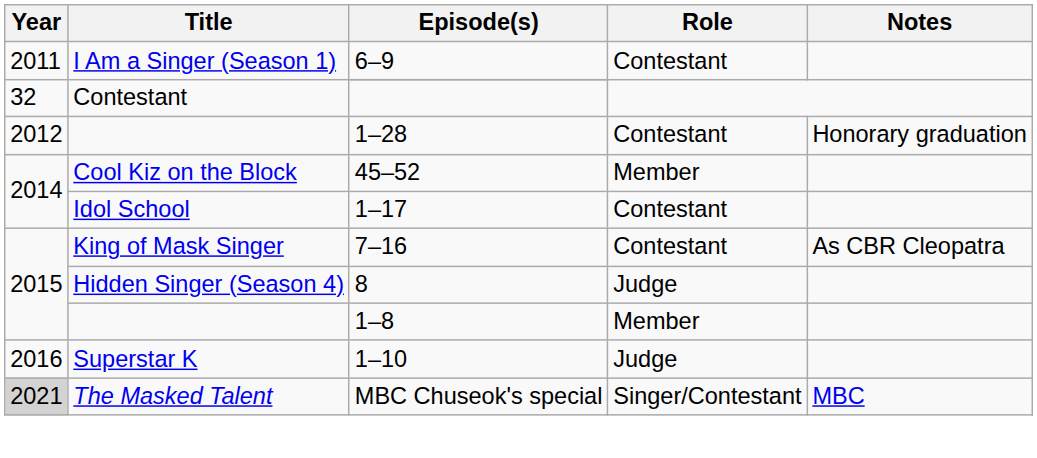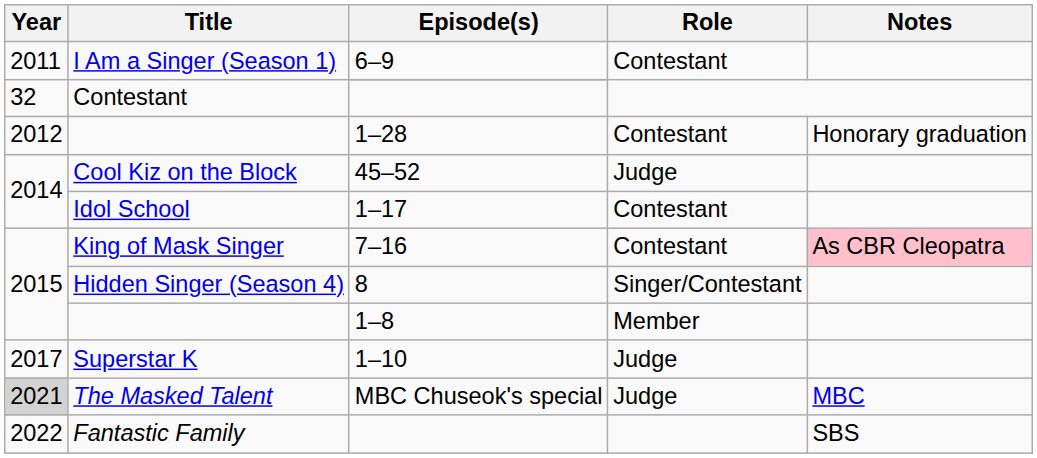(656, 172) Member -> (645, 172) Judge
(908, 246) no background -> (908, 246) pink background
(645, 284) Judge -> (707, 284) Singer/Contestant
(36, 358) 2016 -> (36, 358) 2017
(707, 396) Singer/Contestant -> (645, 396) Judge
+ row: (159, 433)
